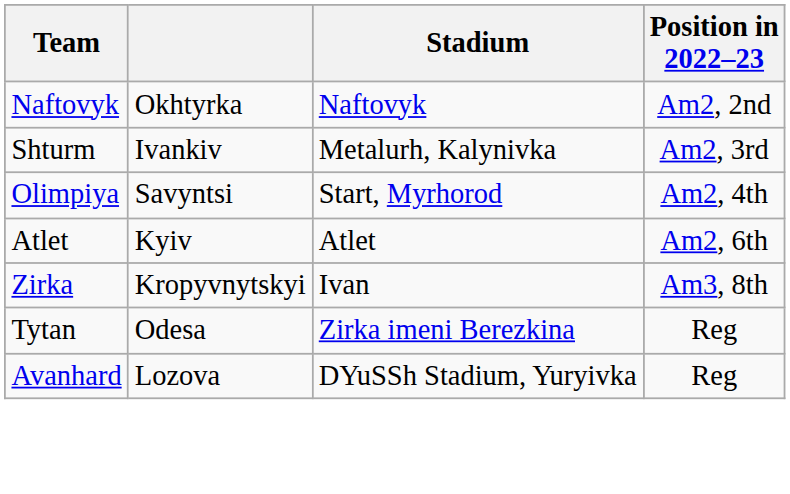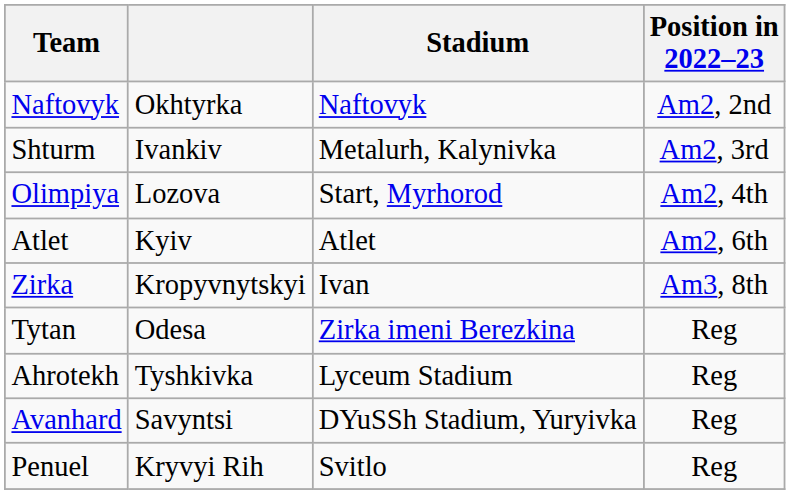(184, 194) Savyntsi -> (177, 194) Lozova
+ row: (65, 375)
(177, 375) Lozova -> (184, 420) Savyntsi
+ row: (50, 465)
